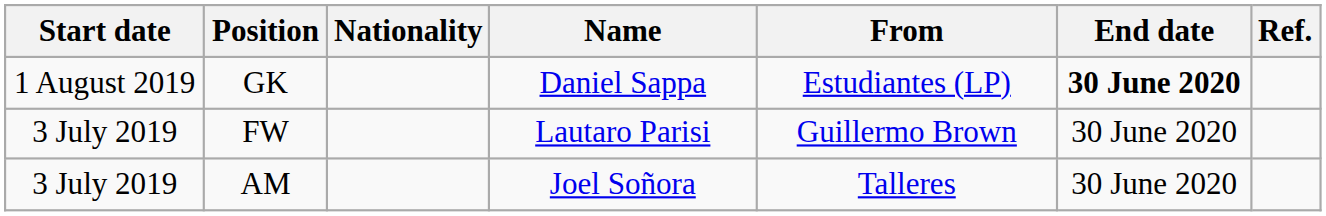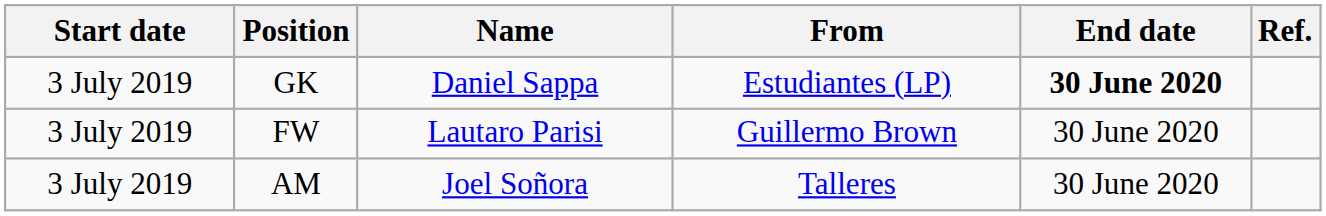- column: (408, 30)
(105, 81) 1 August 2019 -> (120, 81) 3 July 2019
